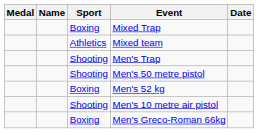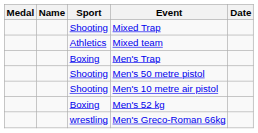(85, 28) Boxing -> (89, 28) Shooting
(89, 58) Shooting -> (85, 58) Boxing
rows swapped: (139, 89) <-> (165, 105)
(85, 120) Boxing -> (89, 120) wrestling
